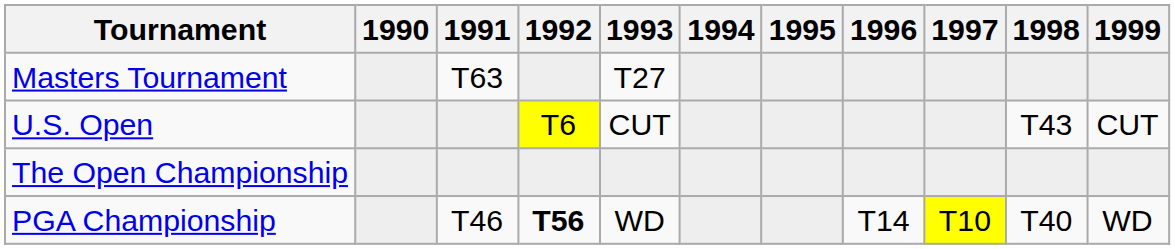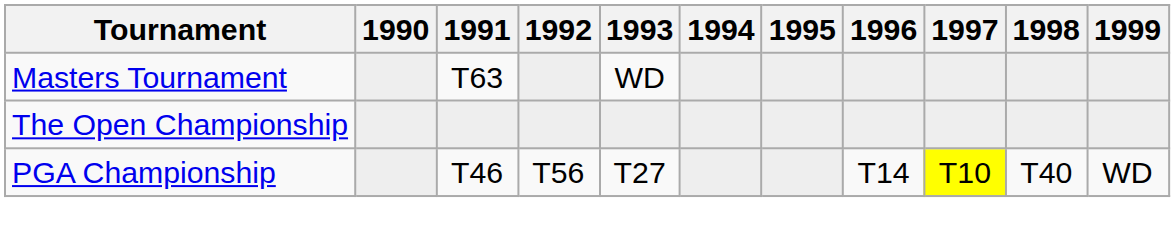(640, 77) T27 -> (640, 77) WD
- row: (83, 125)
(558, 221) bold -> (558, 173) normal
(640, 221) WD -> (640, 173) T27
